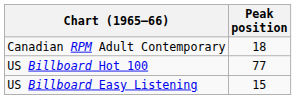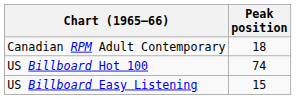(259, 66) 77 -> (259, 66) 74
